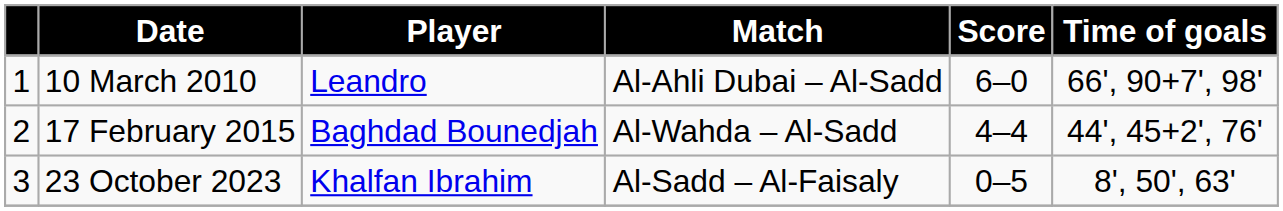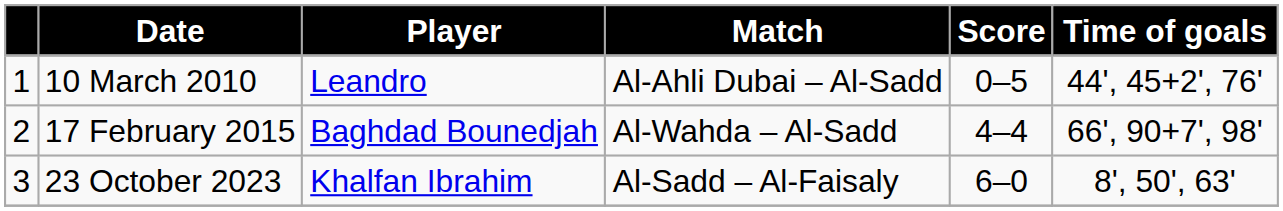(1002, 81) 6–0 -> (1002, 81) 0–5
(1165, 81) 66', 90+7', 98' -> (1165, 81) 44', 45+2', 76'
(1165, 131) 44', 45+2', 76' -> (1165, 131) 66', 90+7', 98'
(1002, 181) 0–5 -> (1002, 181) 6–0
